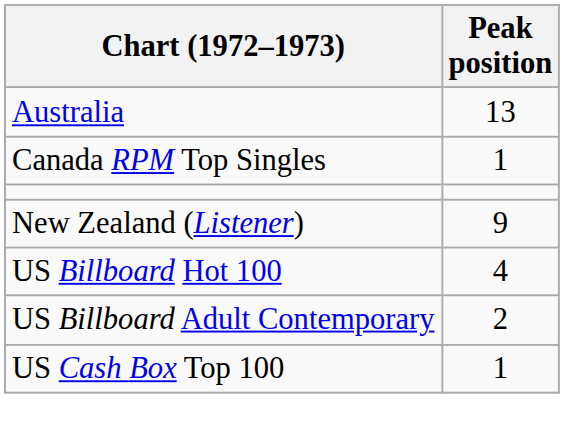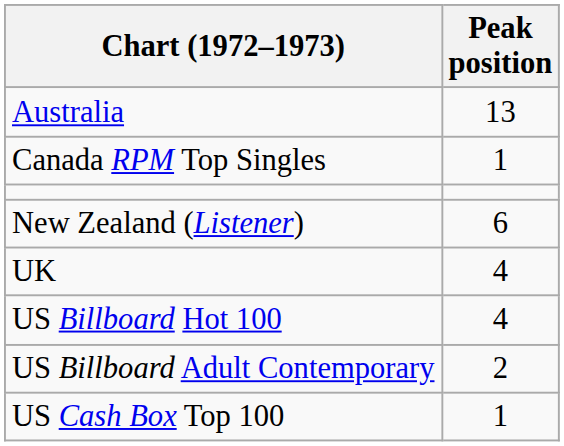(500, 222) 9 -> (500, 222) 6
+ row: (34, 271)
